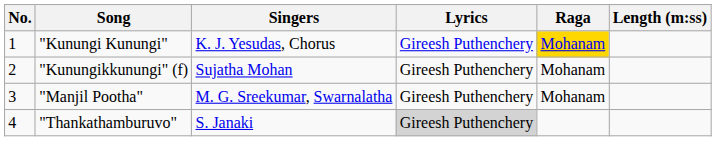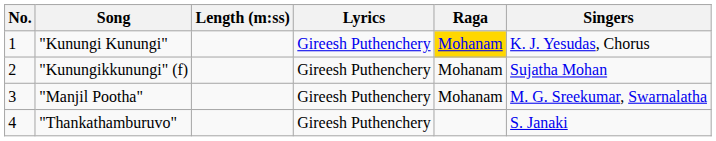columns swapped: (294, 17) <-> (660, 17)
(466, 123) lightgrey background -> (364, 123) no background
